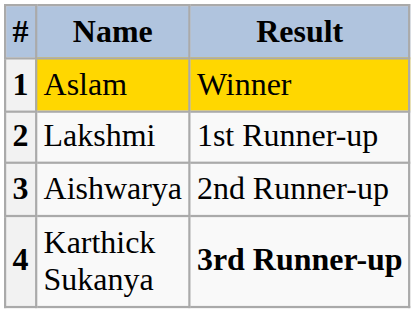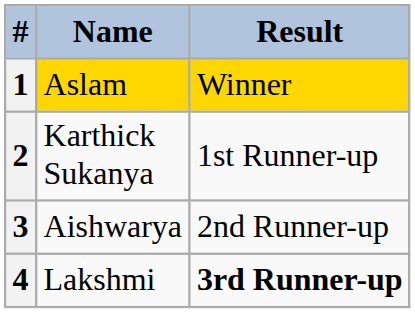(99, 136) Lakshmi -> (99, 155) Karthick Sukanya
(99, 261) Karthick Sukanya -> (99, 279) Lakshmi
